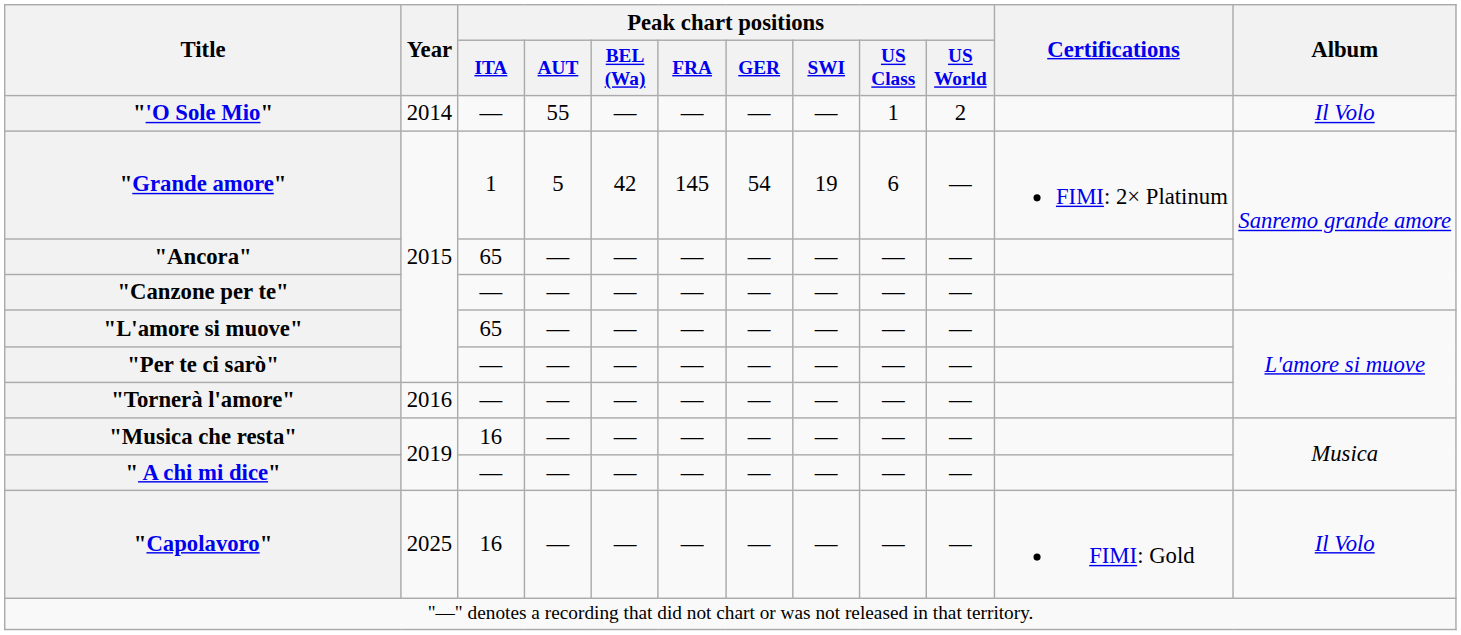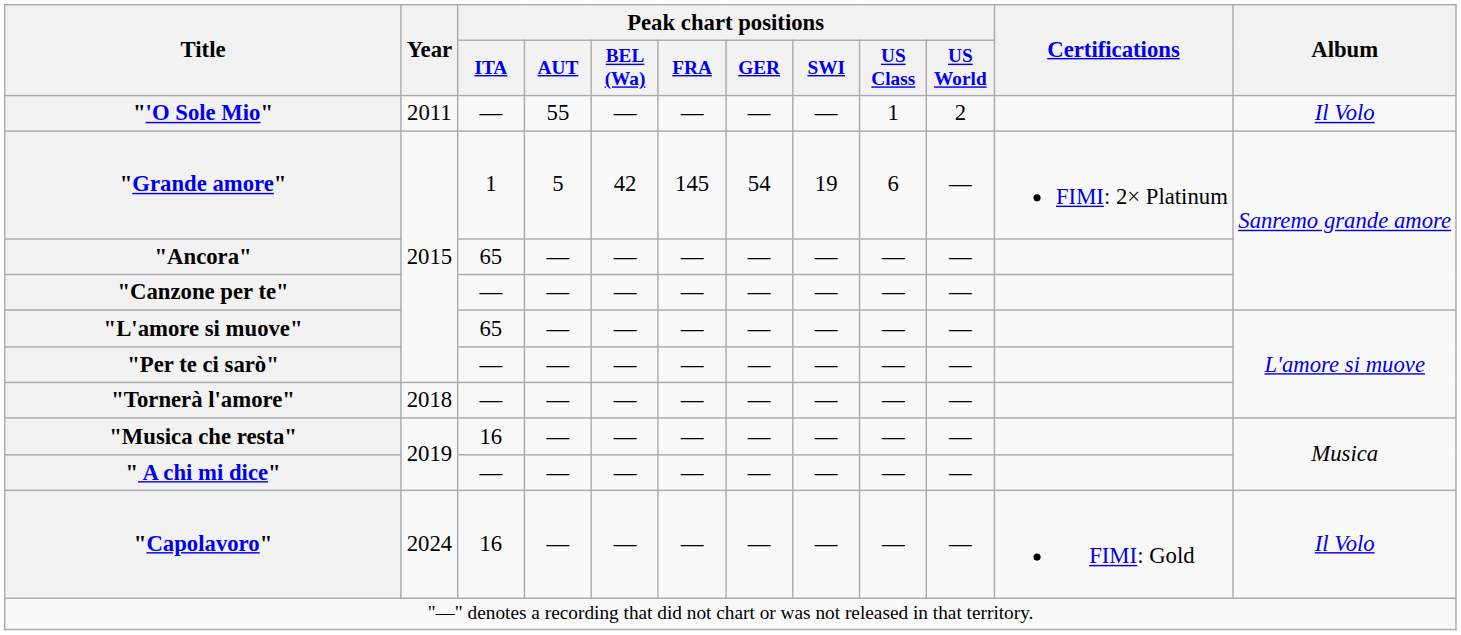(429, 113) 2014 -> (429, 113) 2011
(429, 400) 2016 -> (429, 400) 2018
(429, 543) 2025 -> (429, 543) 2024
